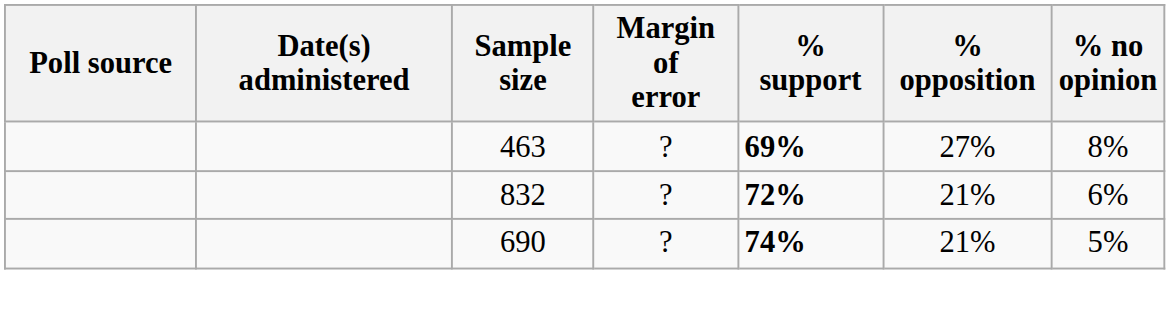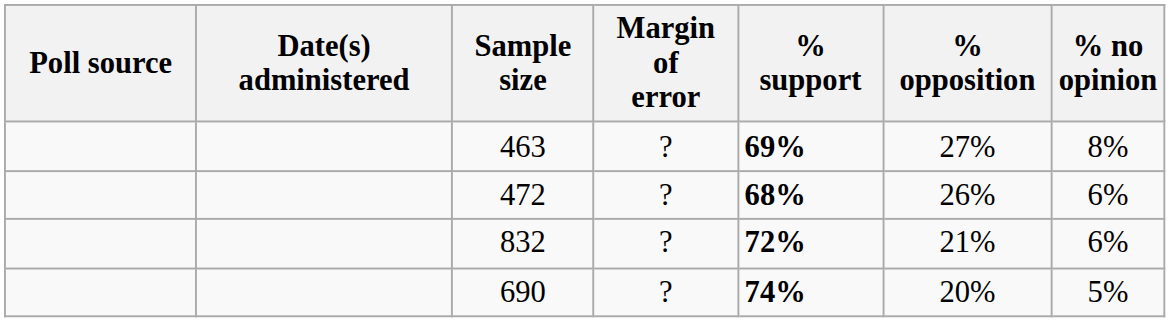+ row: (523, 194)
(967, 242) 21% -> (967, 291) 20%
